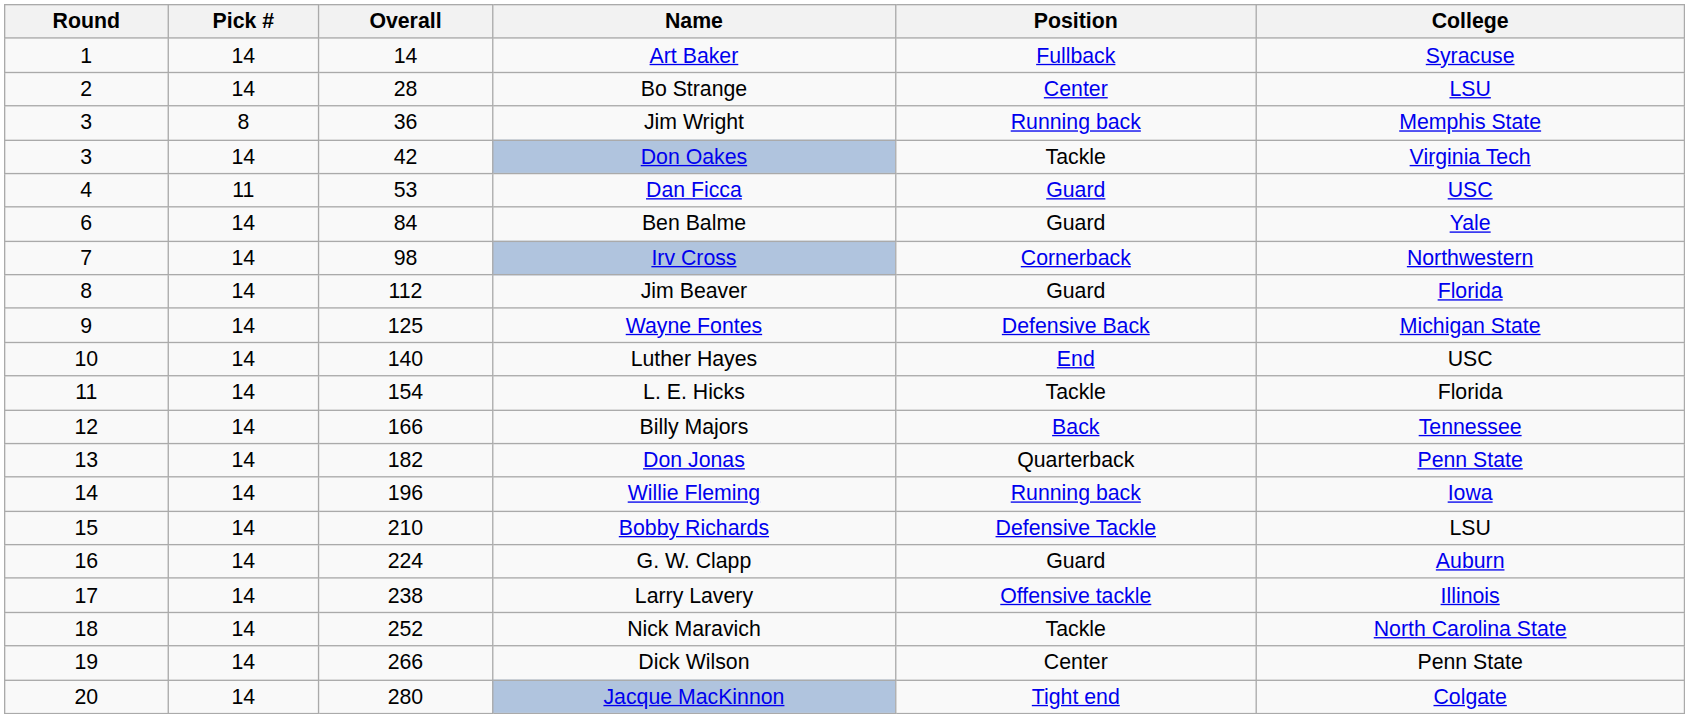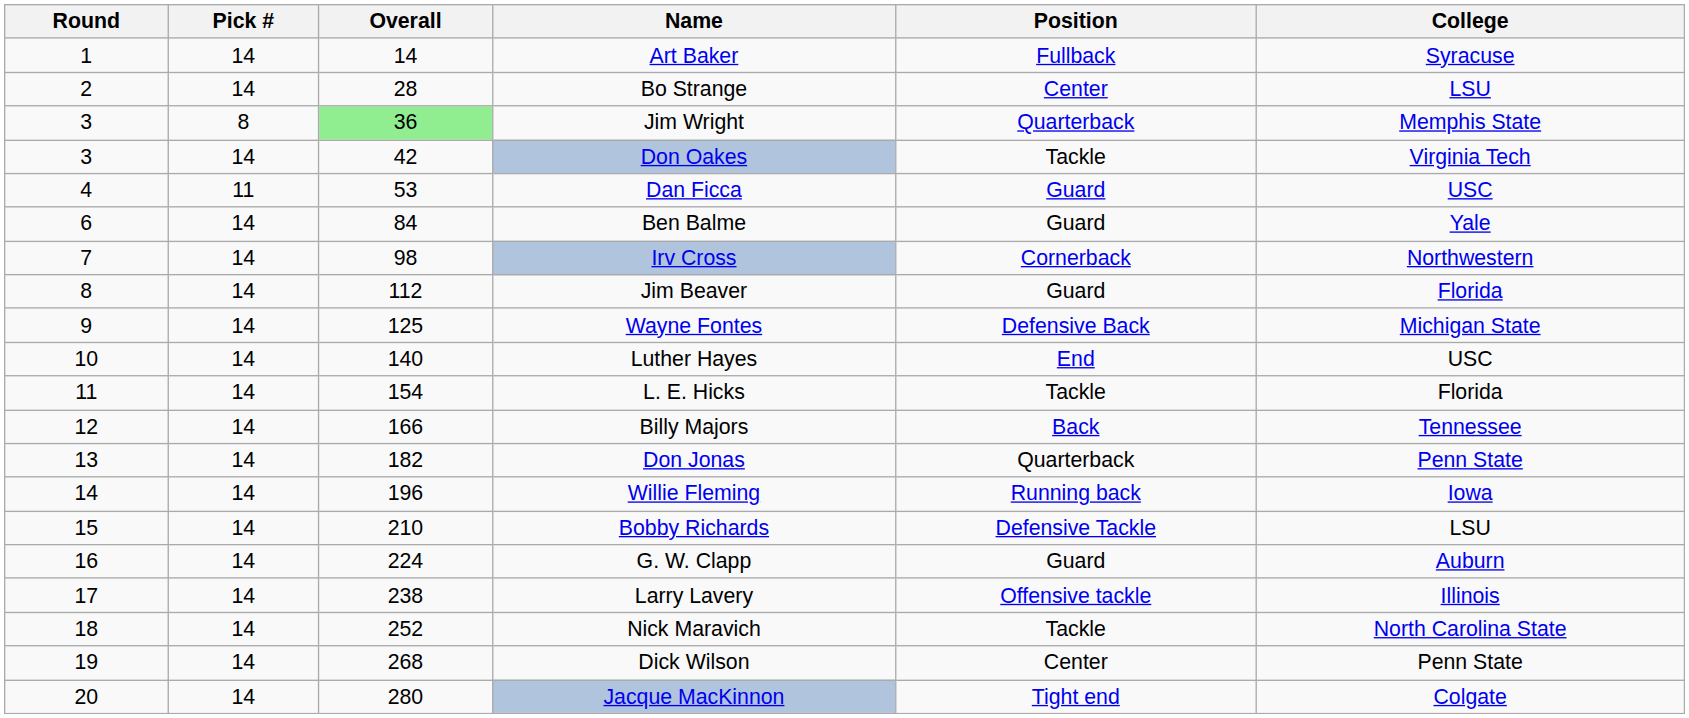(405, 122) no background -> (405, 122) lightgreen background
(1076, 122) Running back -> (1076, 122) Quarterback
(405, 662) 266 -> (405, 662) 268
